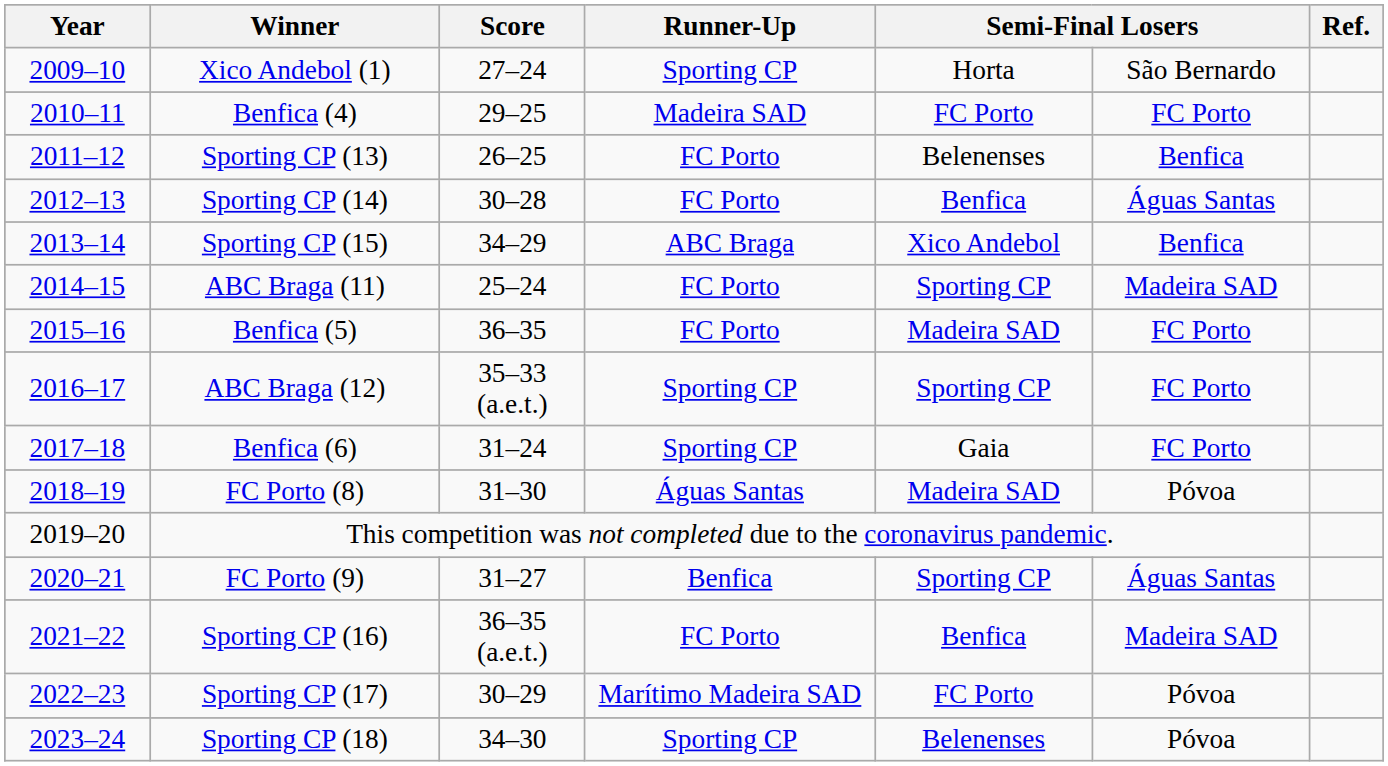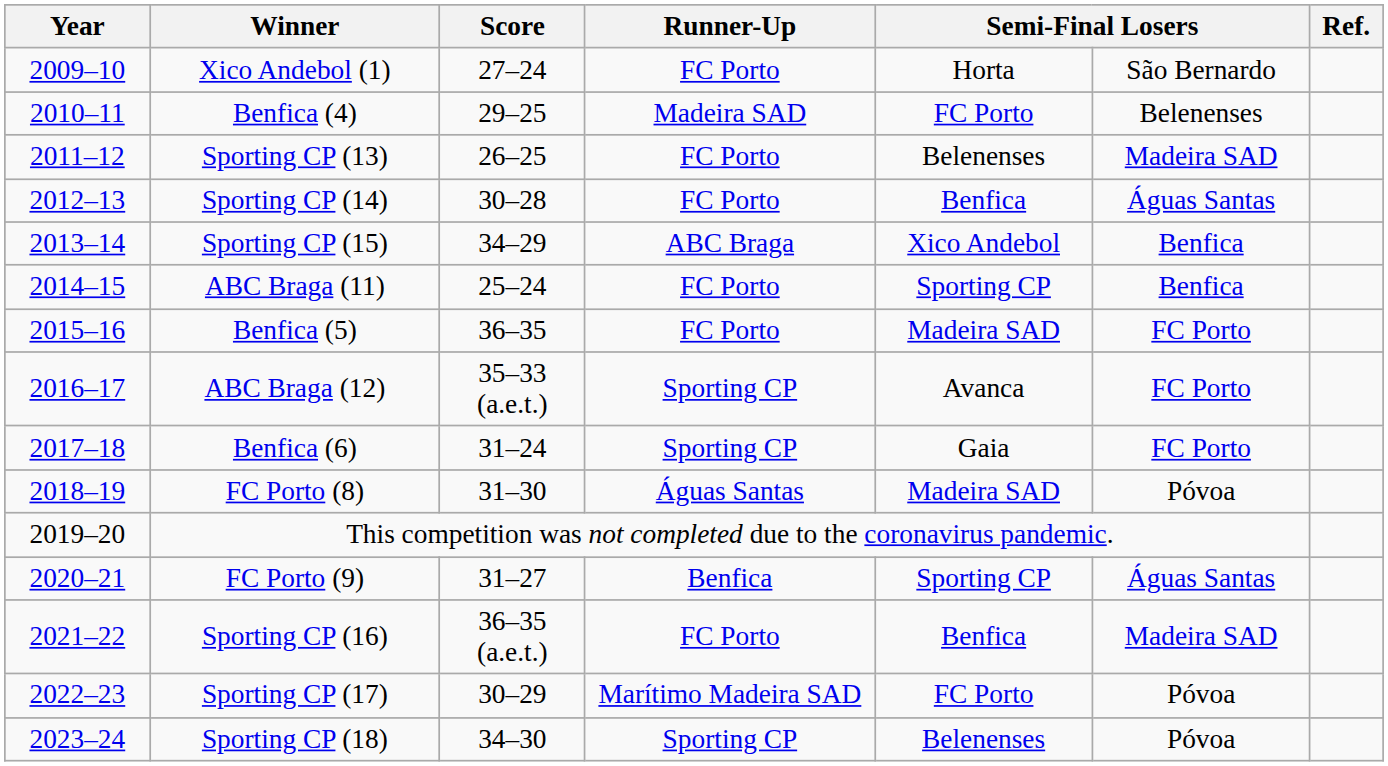(730, 69) Sporting CP -> (730, 69) FC Porto
(1201, 112) FC Porto -> (1201, 112) Belenenses
(1201, 156) Benfica -> (1201, 156) Madeira SAD
(1201, 286) Madeira SAD -> (1201, 286) Benfica
(984, 388) Sporting CP -> (984, 388) Avanca
